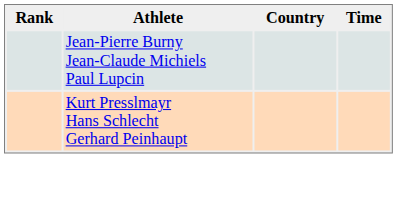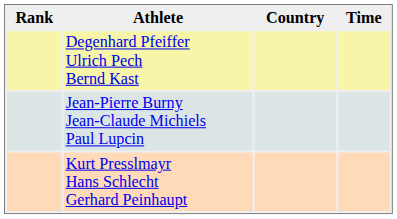+ row: (128, 60)
